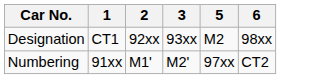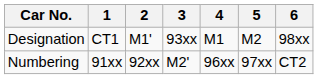+ column: (219, 16)
(144, 39) 92xx -> (140, 39) M1'
(140, 62) M1' -> (144, 62) 92xx
